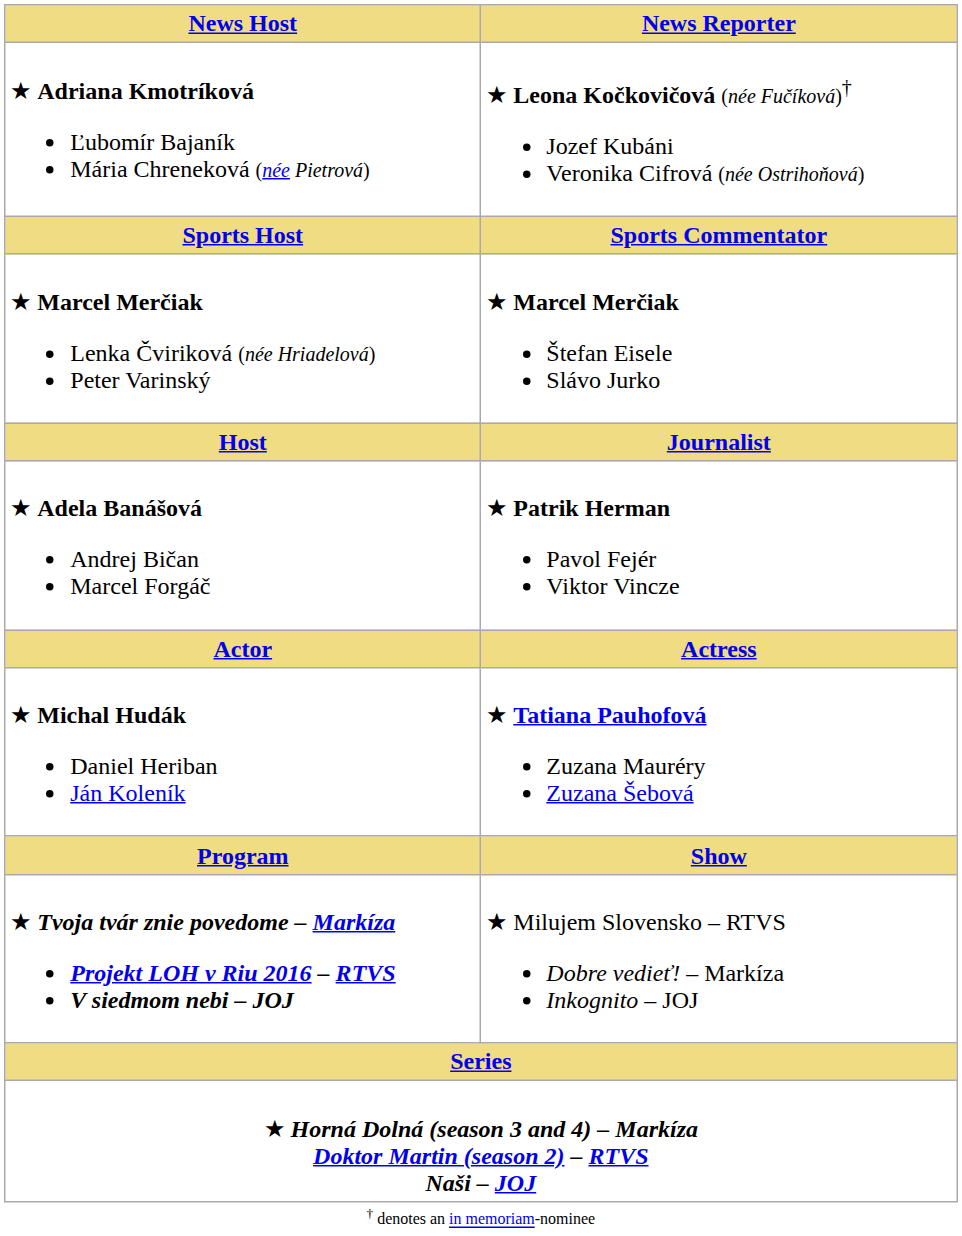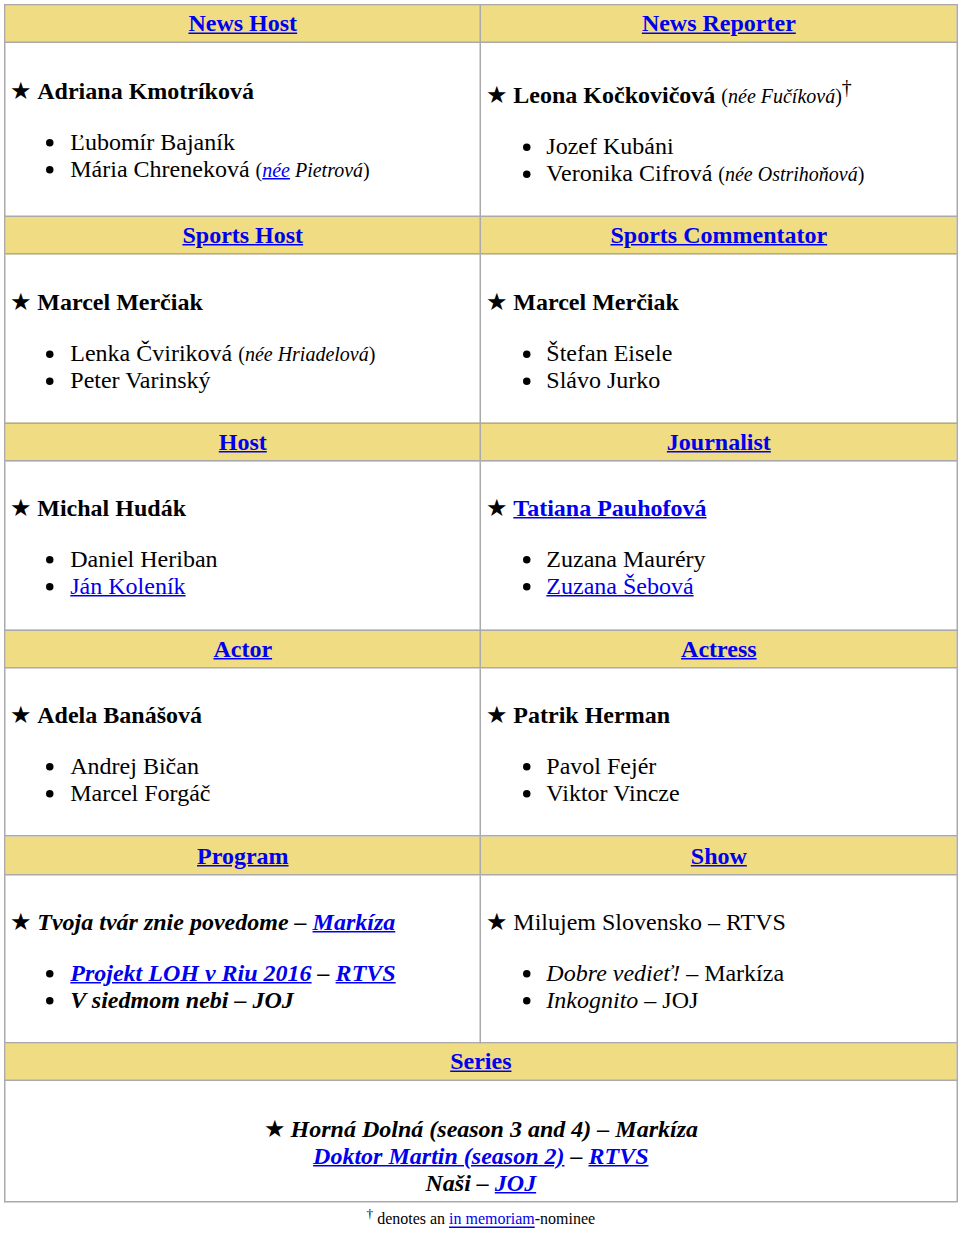rows swapped: (243, 548) <-> (243, 754)
